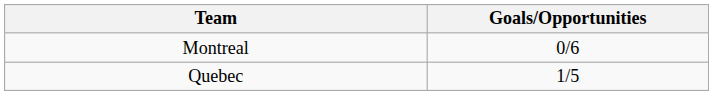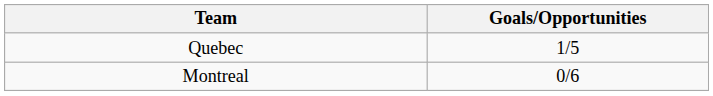rows swapped: (216, 76) <-> (216, 47)
